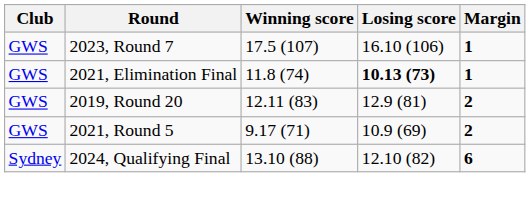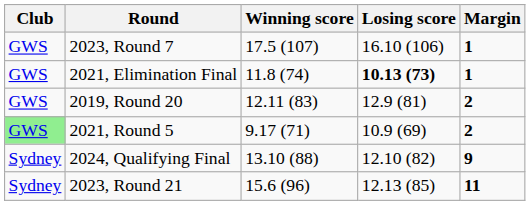(28, 130) no background -> (28, 130) lightgreen background
(468, 158) 6 -> (468, 158) 9
+ row: (126, 185)
